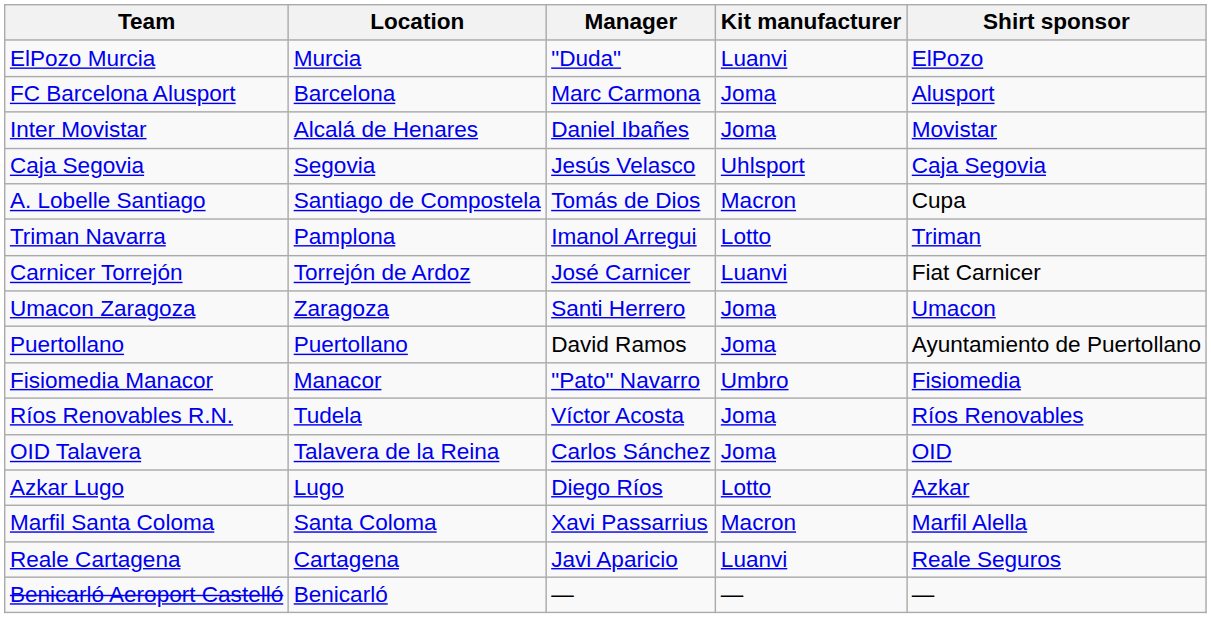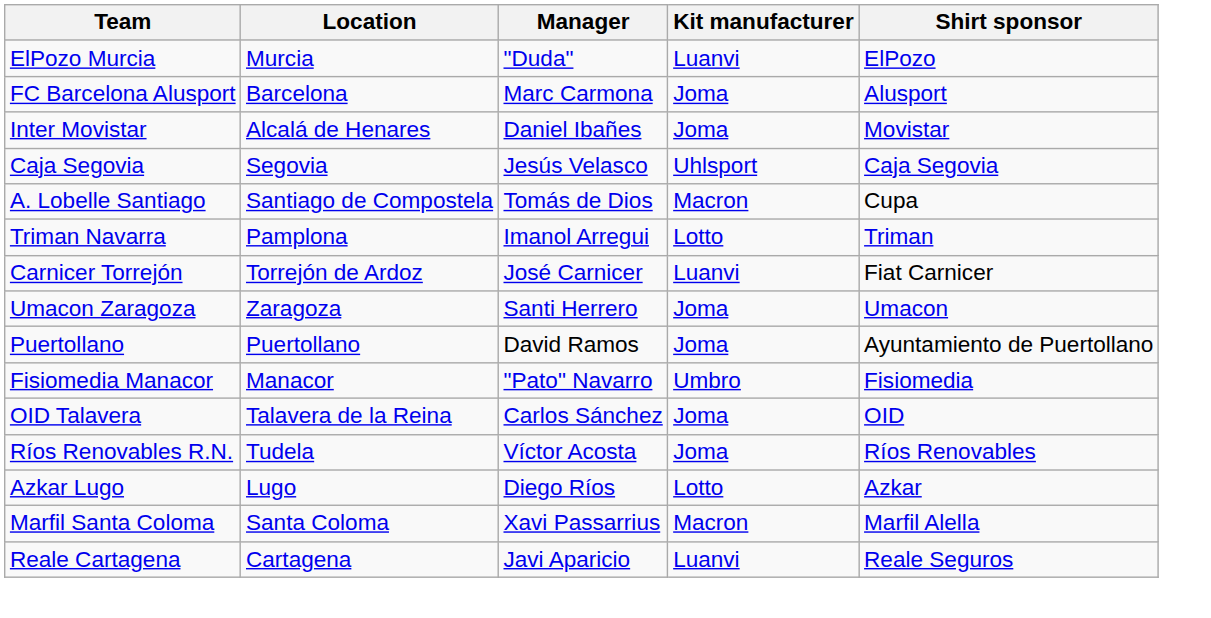rows swapped: (76, 451) <-> (122, 415)
- row: (147, 594)
